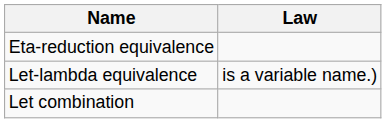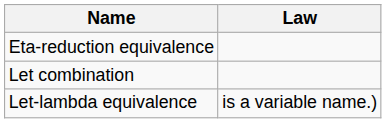rows swapped: (103, 74) <-> (71, 103)
